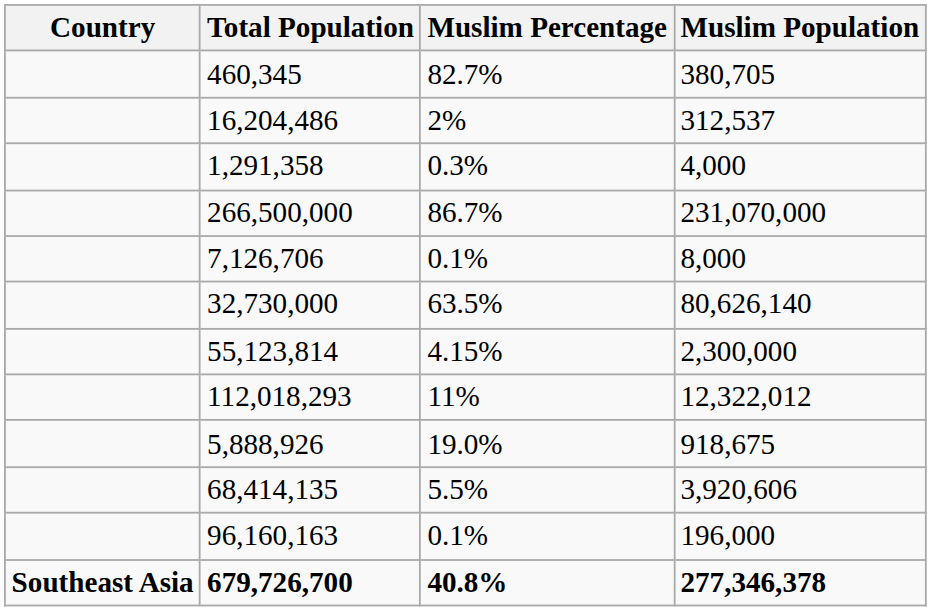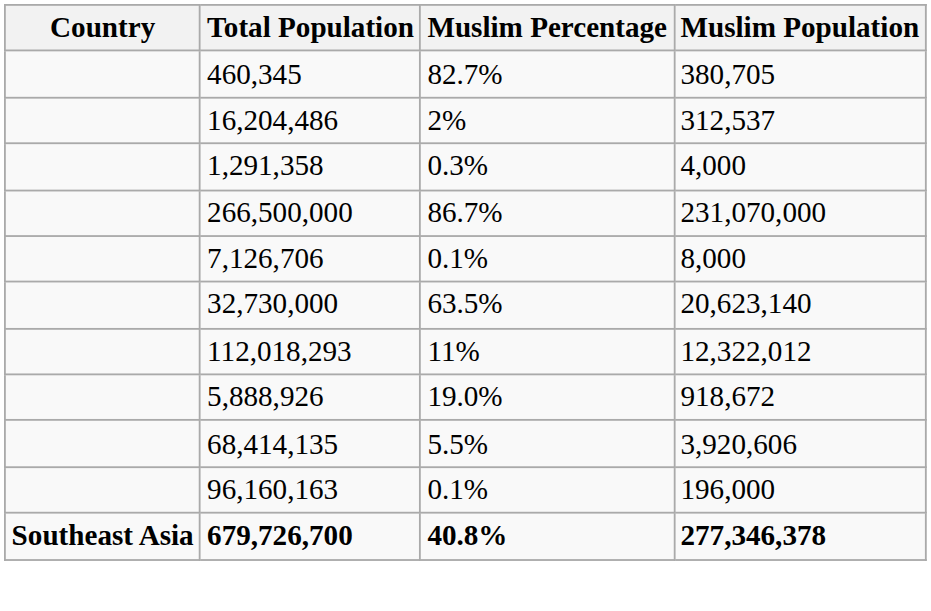(746, 304) 80,626,140 -> (746, 304) 20,623,140
- row: (273, 350)
(728, 443) 918,675 -> (728, 397) 918,672
